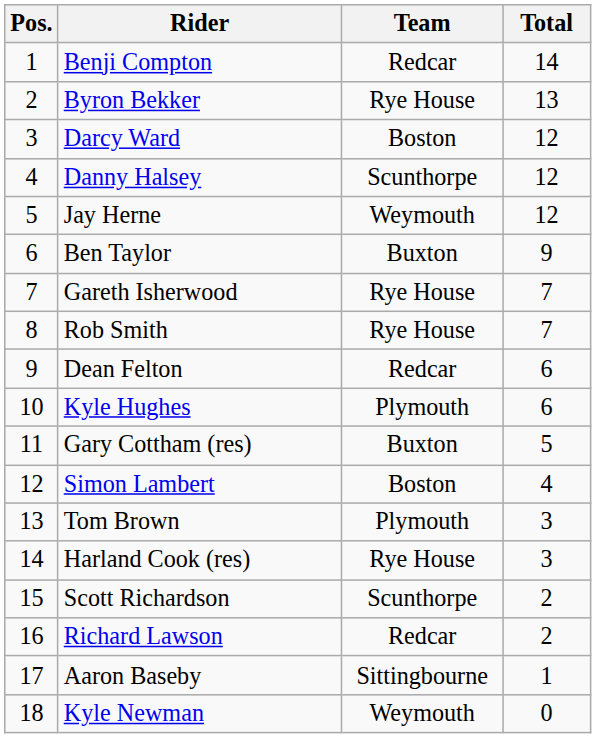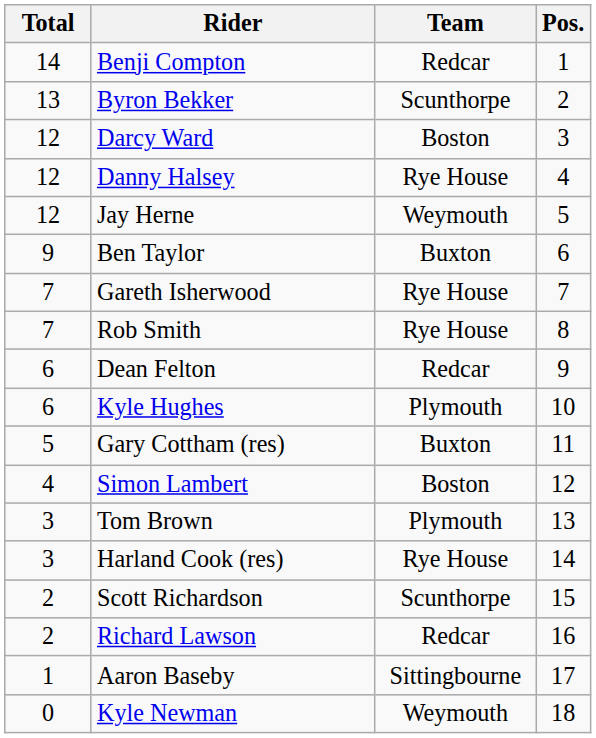columns swapped: (31, 23) <-> (547, 23)
(422, 100) Rye House -> (455, 100) Scunthorpe
(422, 176) Scunthorpe -> (455, 176) Rye House
